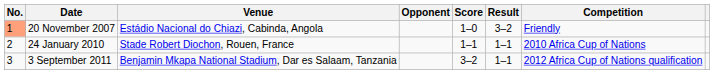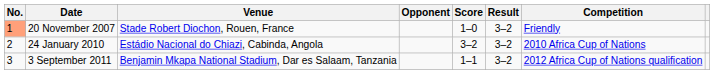(221, 28) Estádio Nacional do Chiazi, Cabinda, Angola -> (207, 28) Stade Robert Diochon, Rouen, France
(207, 45) Stade Robert Diochon, Rouen, France -> (221, 45) Estádio Nacional do Chiazi, Cabinda, Angola
(469, 45) 1–1 -> (469, 45) 3–2
(503, 45) 1–1 -> (503, 45) 3–2
(469, 61) 3–2 -> (469, 61) 1–1
(503, 61) 1–1 -> (503, 61) 3–2
